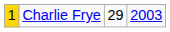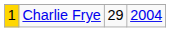(146, 15) 2003 -> (146, 15) 2004
